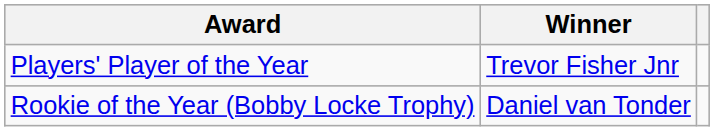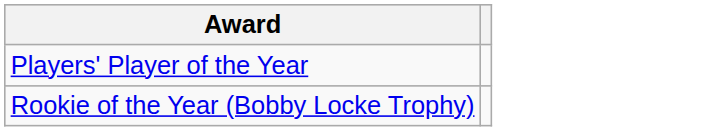- column: (589, 24)
